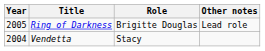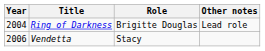(17, 25) 2005 -> (17, 25) 2004
(17, 39) 2004 -> (17, 39) 2006
